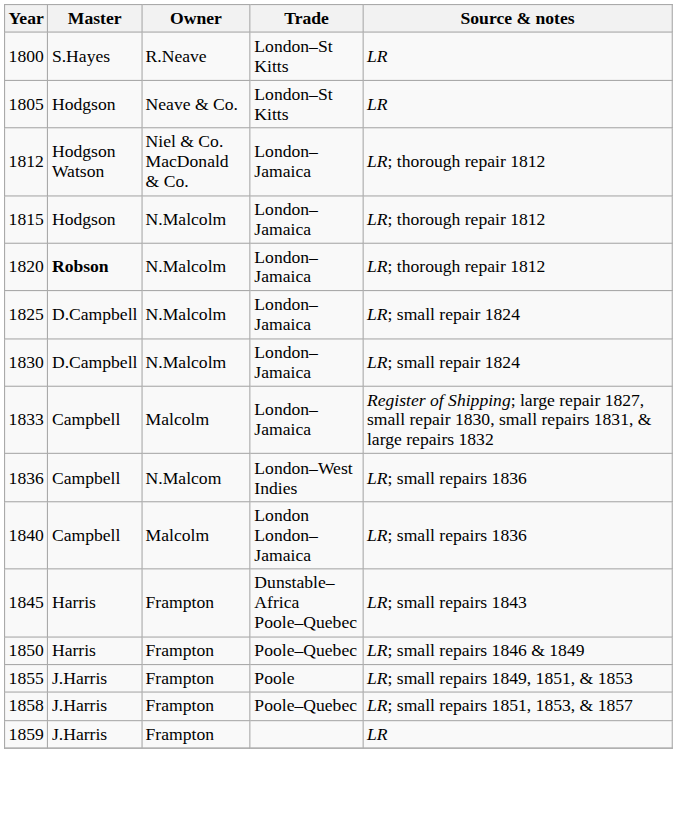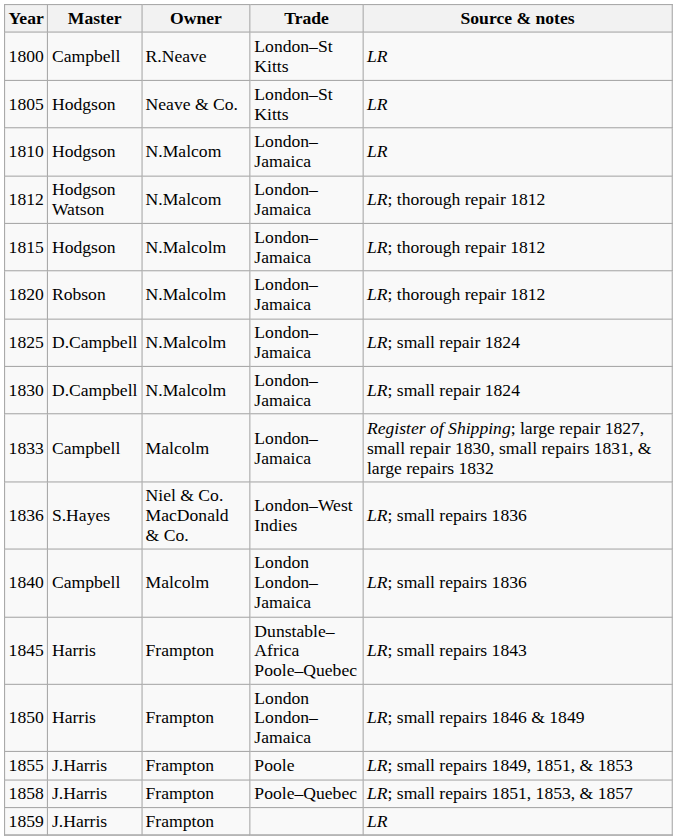(81, 56) S.Hayes -> (86, 56) Campbell
+ row: (26, 151)
(187, 161) Niel & Co. MacDonald & Co. -> (183, 199) N.Malcom
(80, 266) bold -> (79, 294) normal
(86, 477) Campbell -> (81, 515) S.Hayes
(183, 477) N.Malcom -> (187, 515) Niel & Co. MacDonald & Co.
(306, 650) Poole–Quebec -> (286, 717) London London–Jamaica
